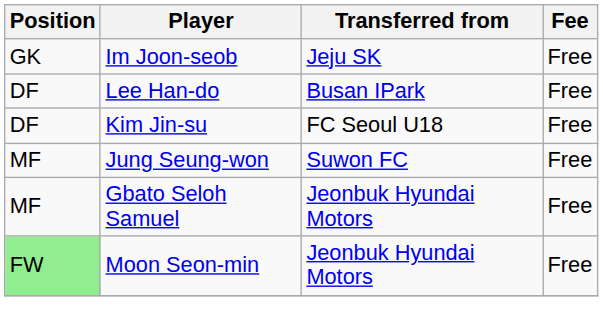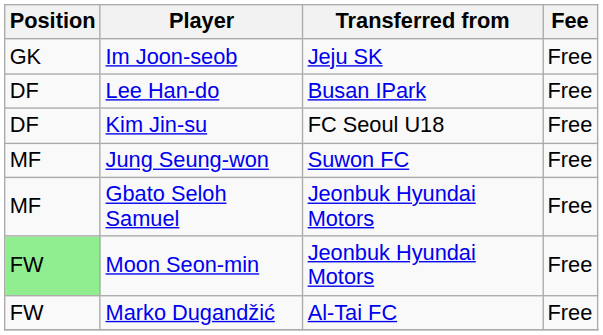+ row: (190, 312)
